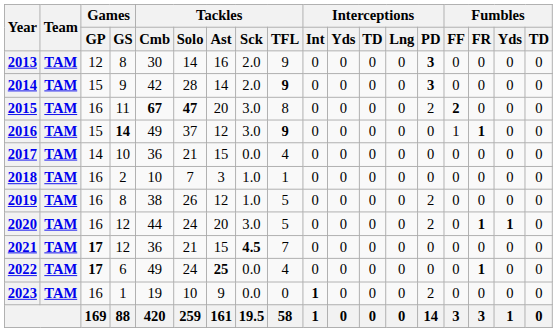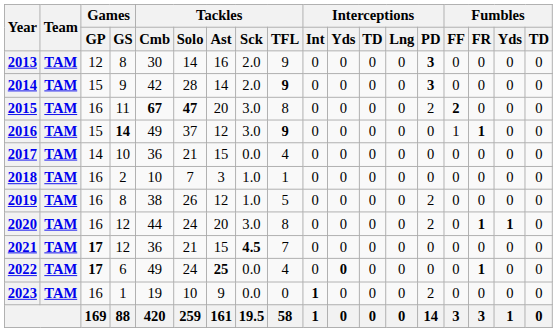(285, 223) 5 -> (285, 223) 8
(343, 270) normal -> (343, 270) bold
